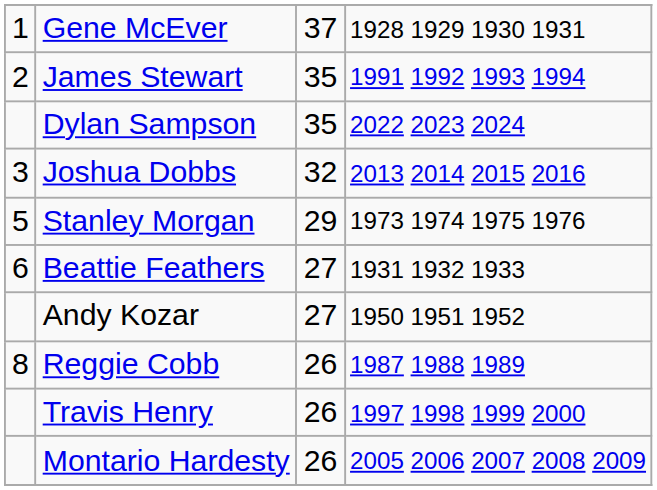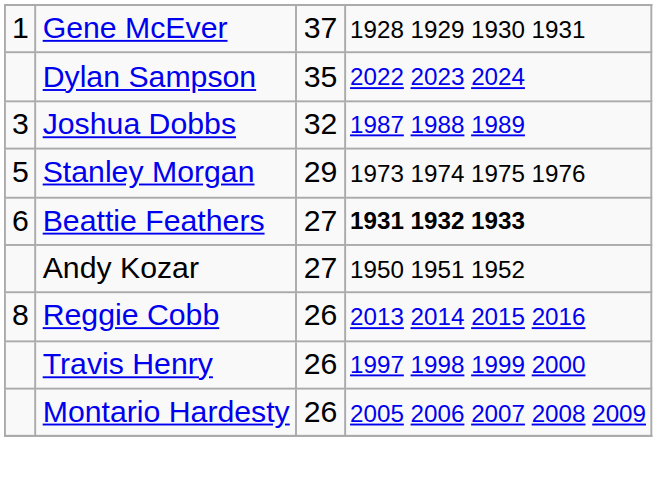- row: (143, 76)
(468, 173) 2013 2014 2015 2016 -> (437, 125) 1987 1988 1989
(437, 269) normal -> (437, 221) bold
(437, 365) 1987 1988 1989 -> (468, 317) 2013 2014 2015 2016
